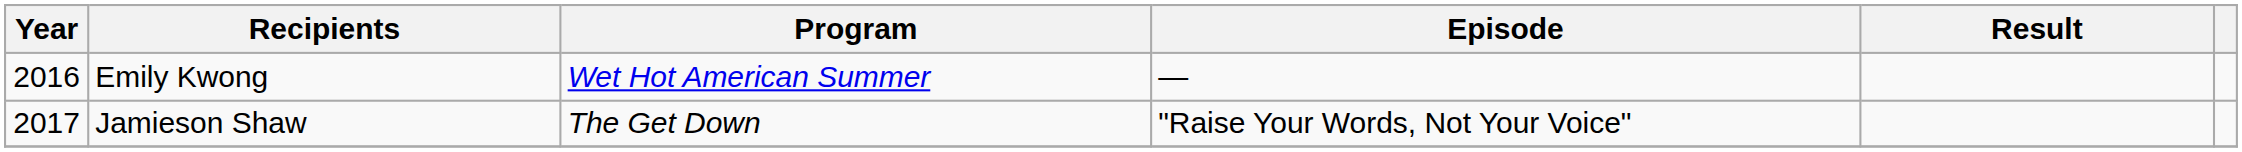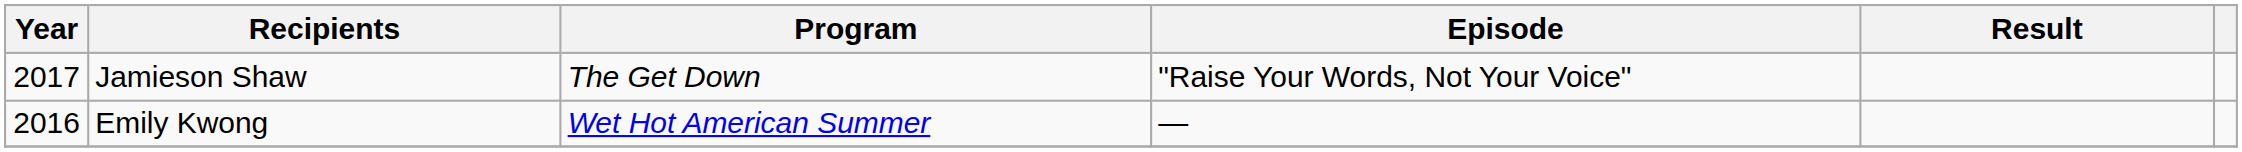rows swapped: (182, 76) <-> (201, 124)
